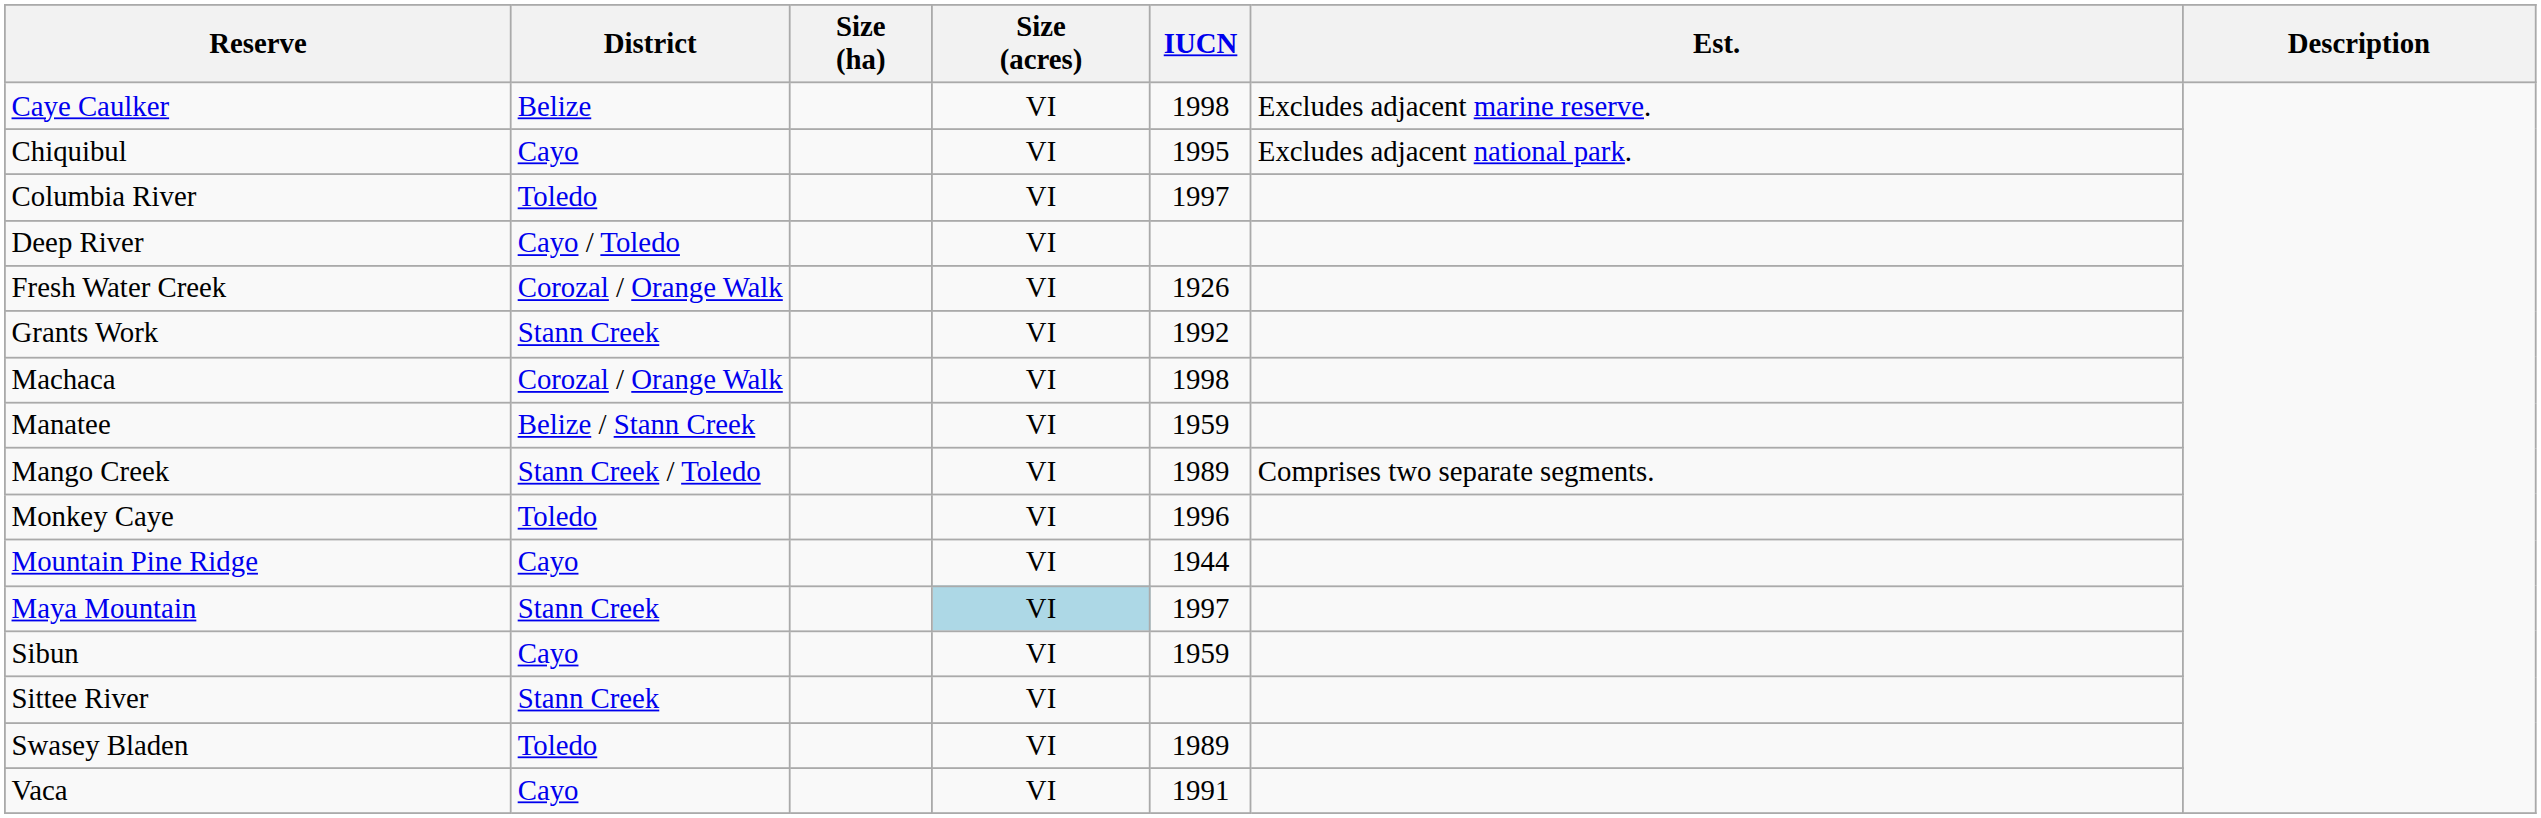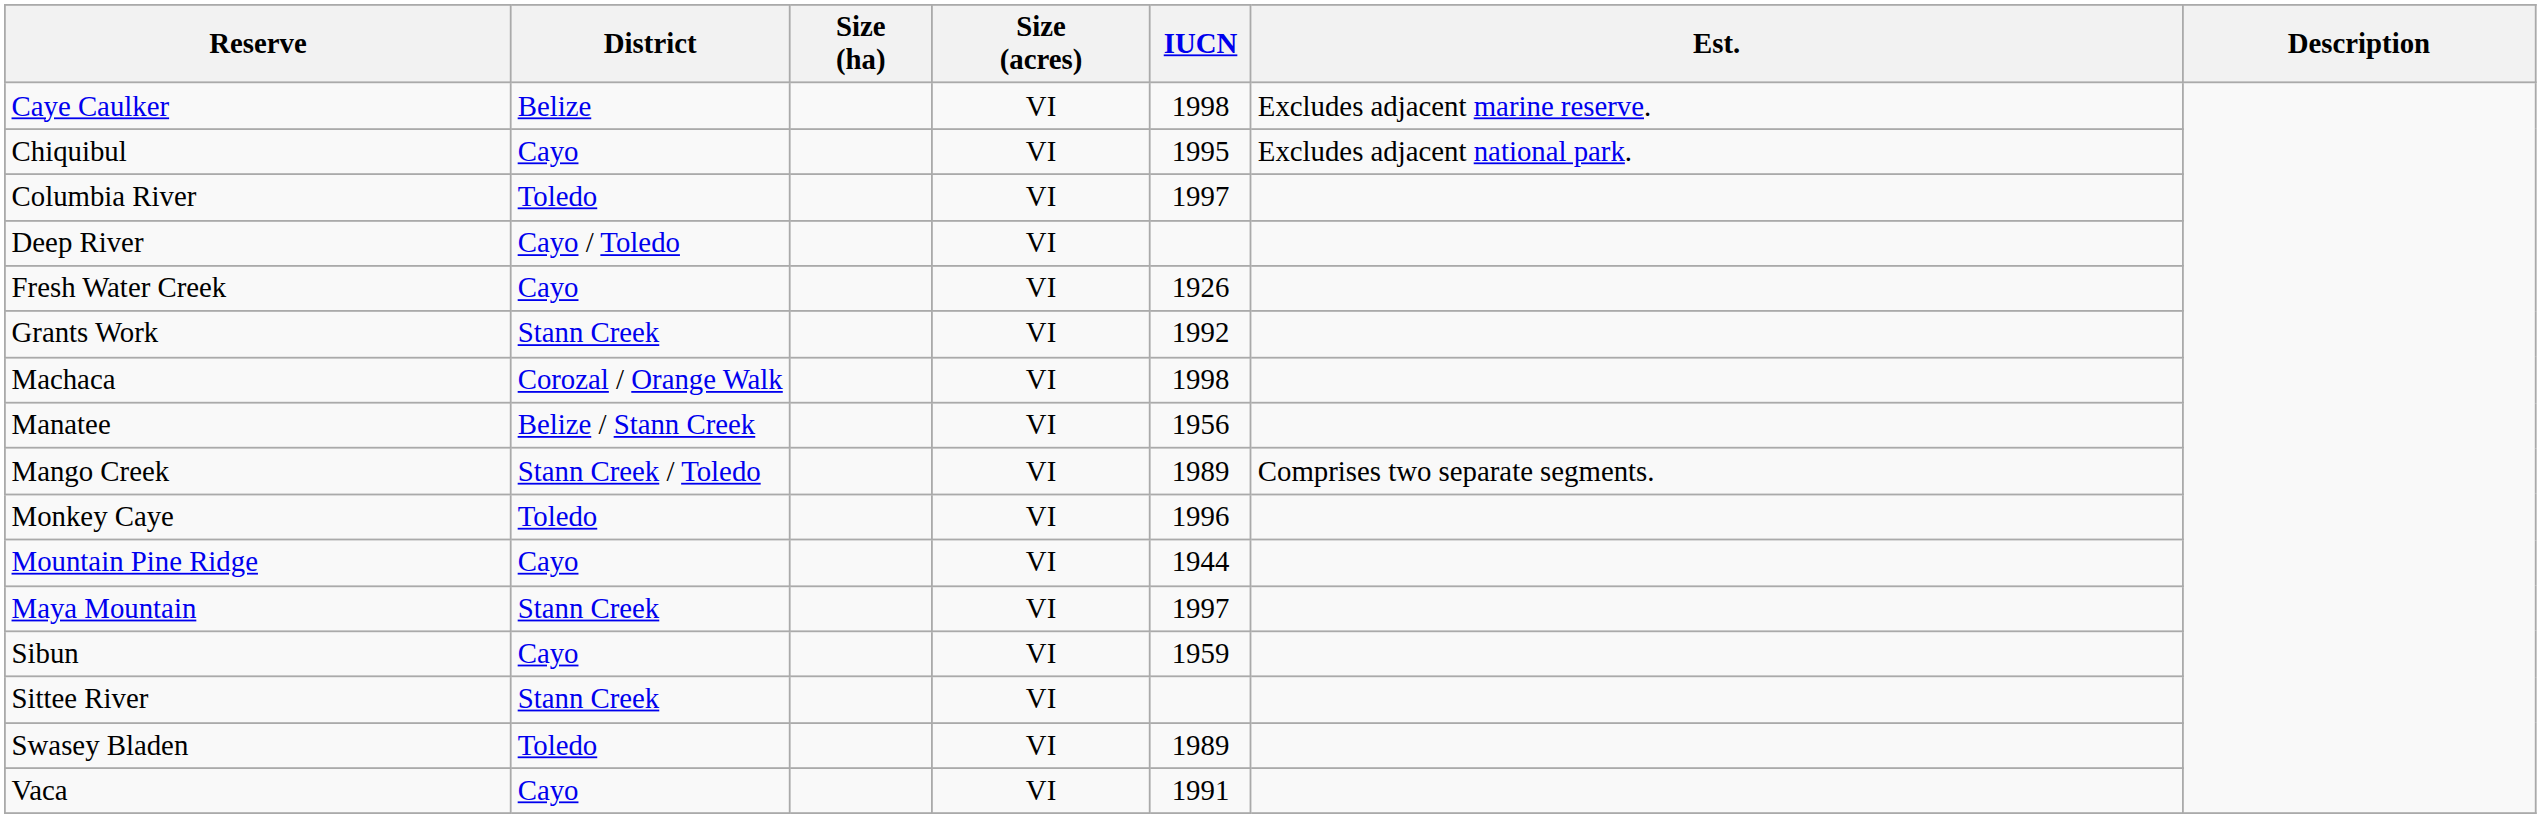(650, 288) Corozal / Orange Walk -> (548, 288) Cayo
(1201, 425) 1959 -> (1201, 425) 1956
(1041, 607) lightblue background -> (1041, 607) no background
